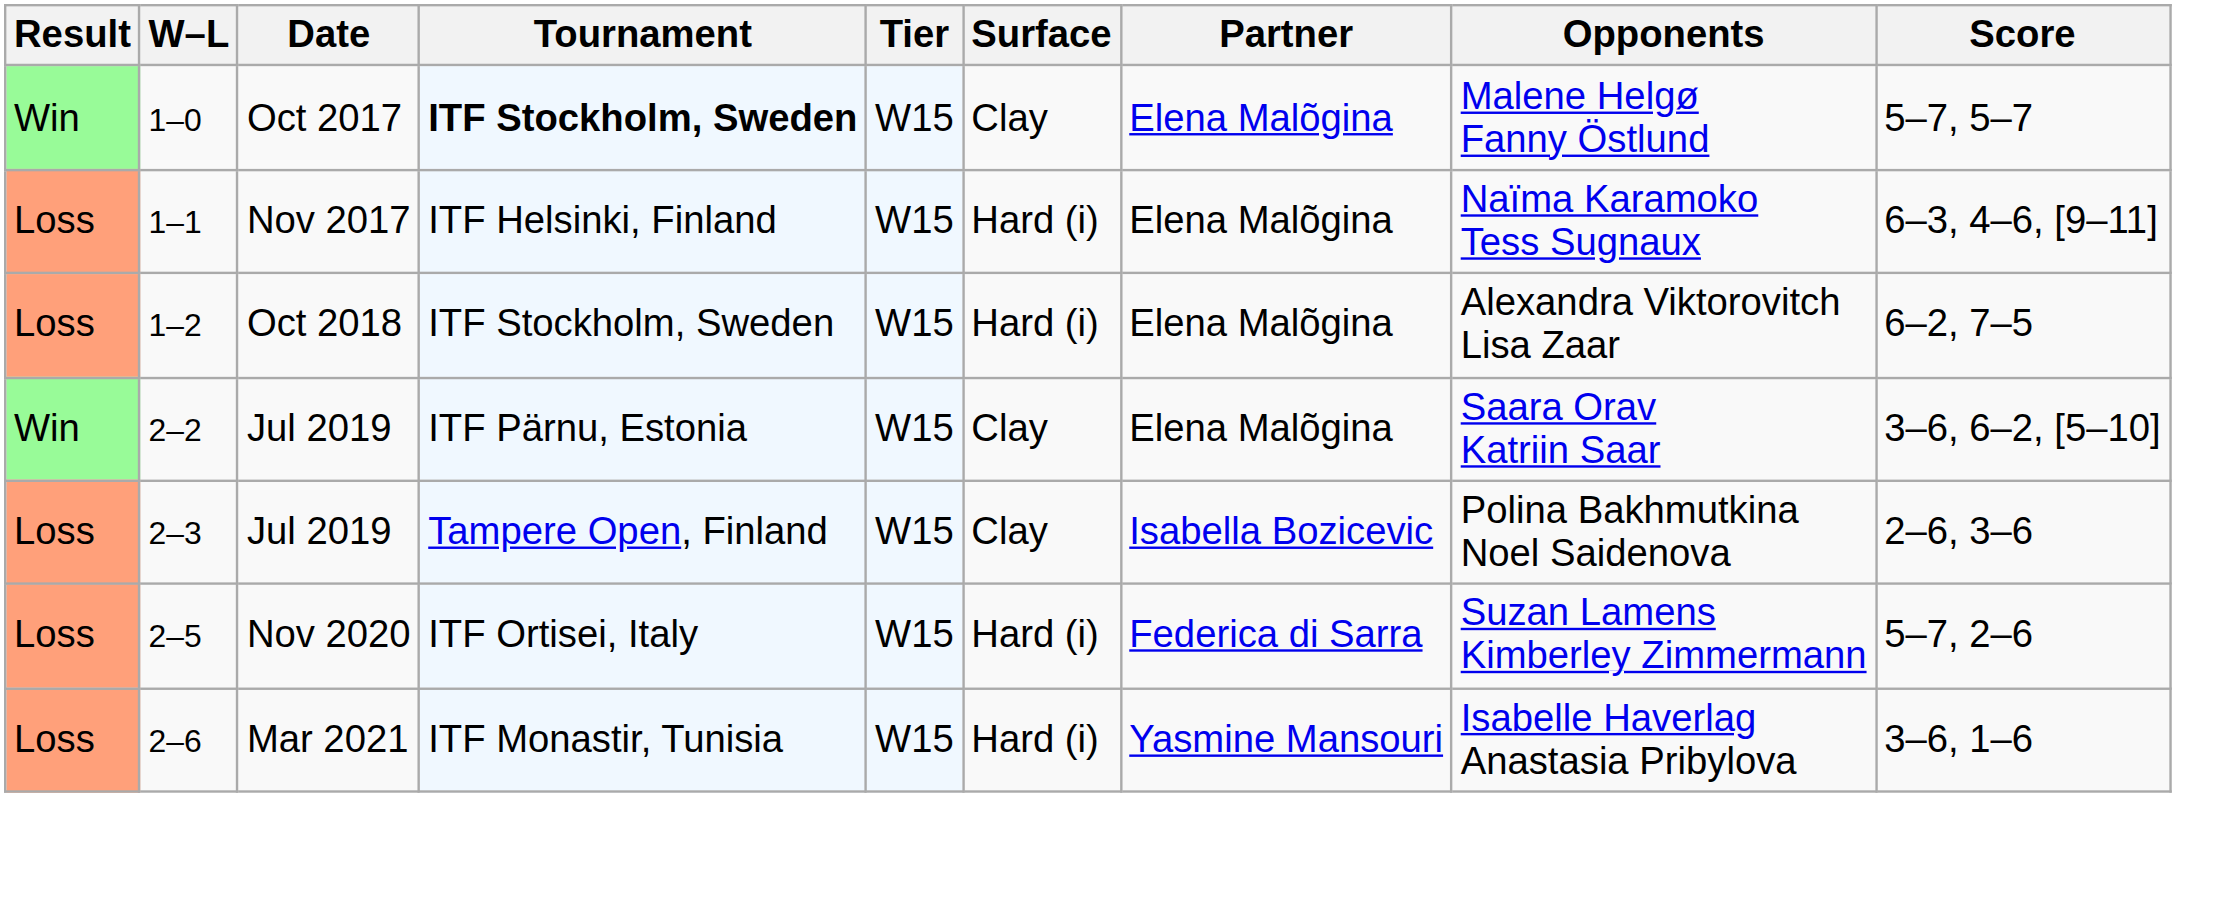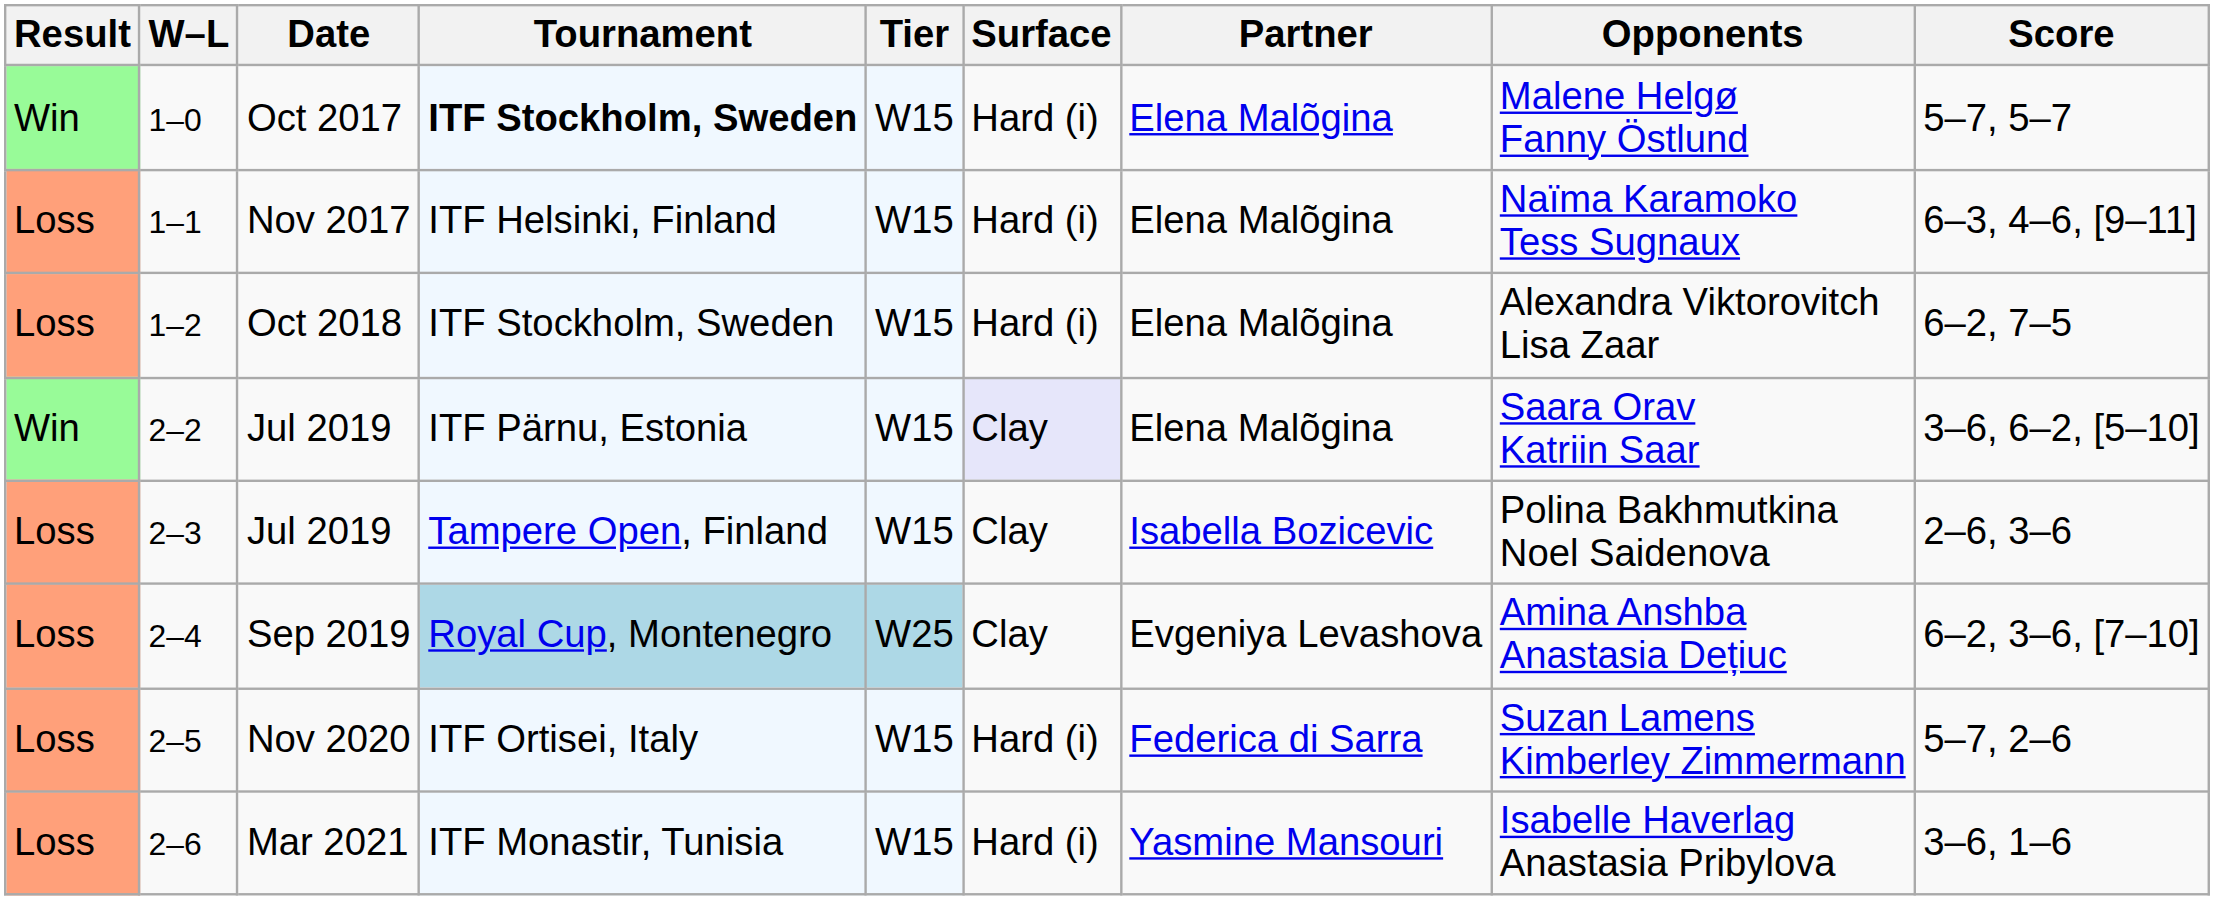(1010, 116) Clay -> (1035, 116) Hard (i)
(1010, 427) no background -> (1010, 427) lavender background
+ row: (175, 637)
